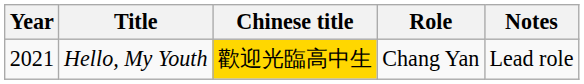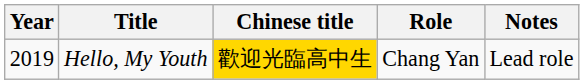(32, 59) 2021 -> (32, 59) 2019
